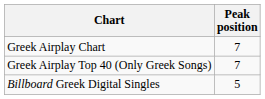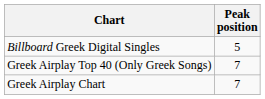rows swapped: (83, 84) <-> (56, 46)
